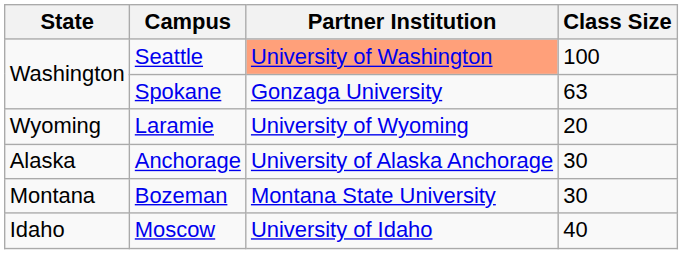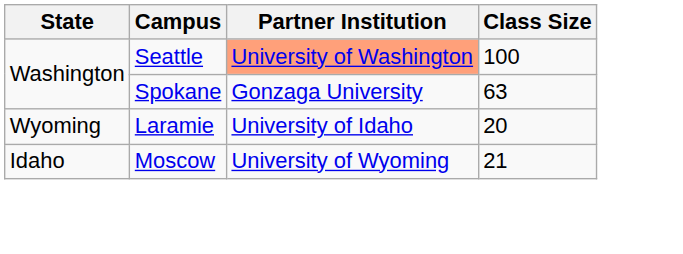(360, 126) University of Wyoming -> (322, 126) University of Idaho
- row: (188, 160)
- row: (181, 195)
(342, 230) University of Idaho -> (340, 160) University of Wyoming
(575, 230) 40 -> (495, 160) 21
